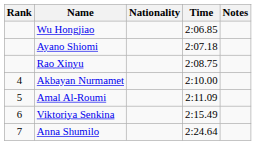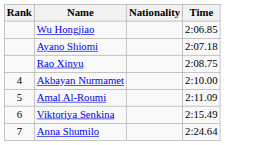- column: (235, 13)
